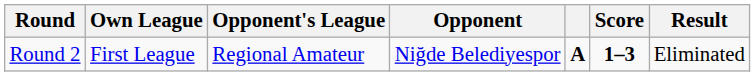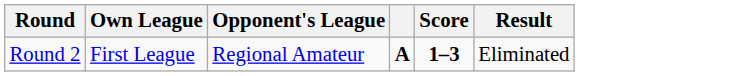- column: (478, 20)
